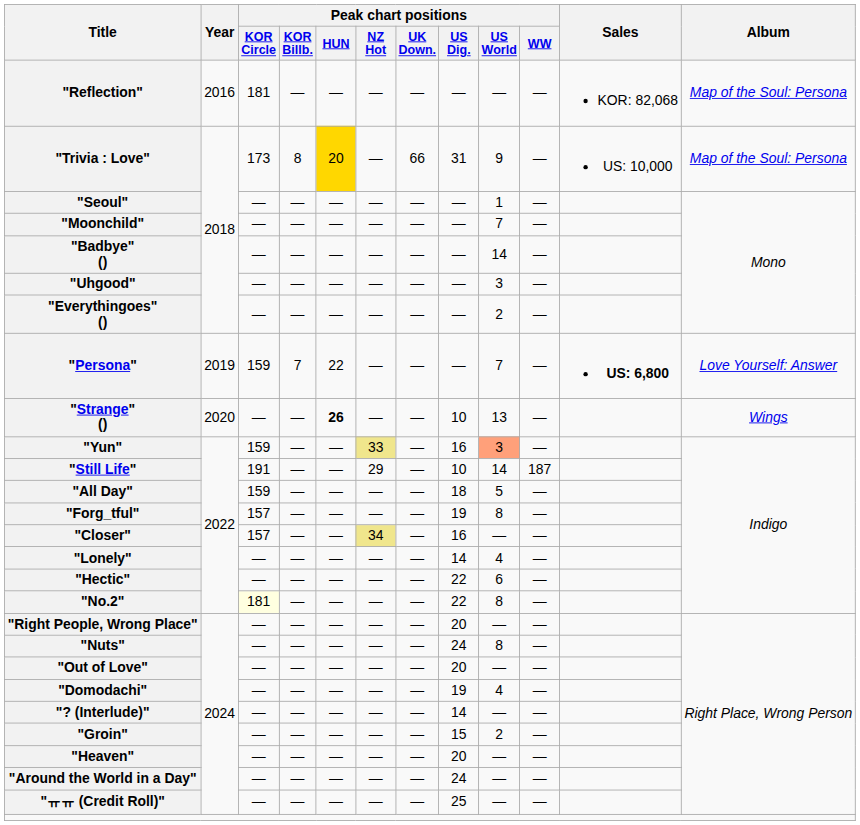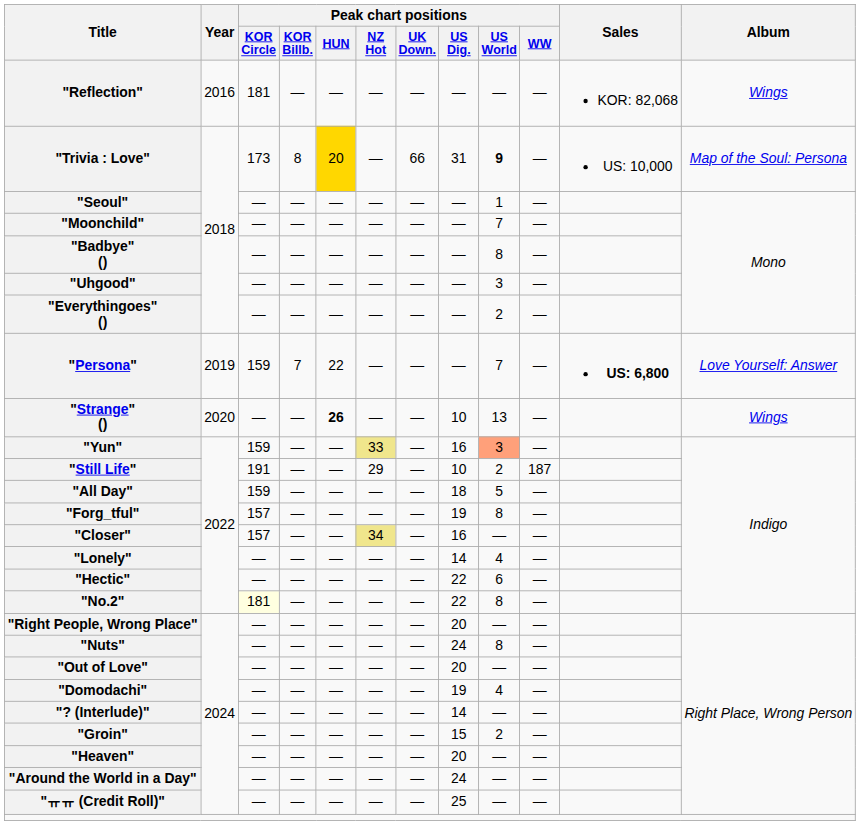(768, 93) Map of the Soul: Persona -> (768, 93) Wings
(499, 158) normal -> (499, 158) bold
(499, 254) 14 -> (499, 254) 8
(499, 469) 14 -> (499, 469) 2
